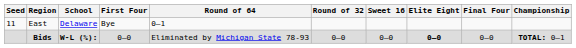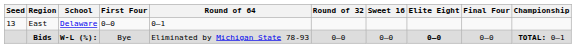(11, 23) 11 -> (11, 23) 13
(108, 23) Bye -> (108, 23) 0–0
(124, 36) 0–0 -> (124, 36) Bye
